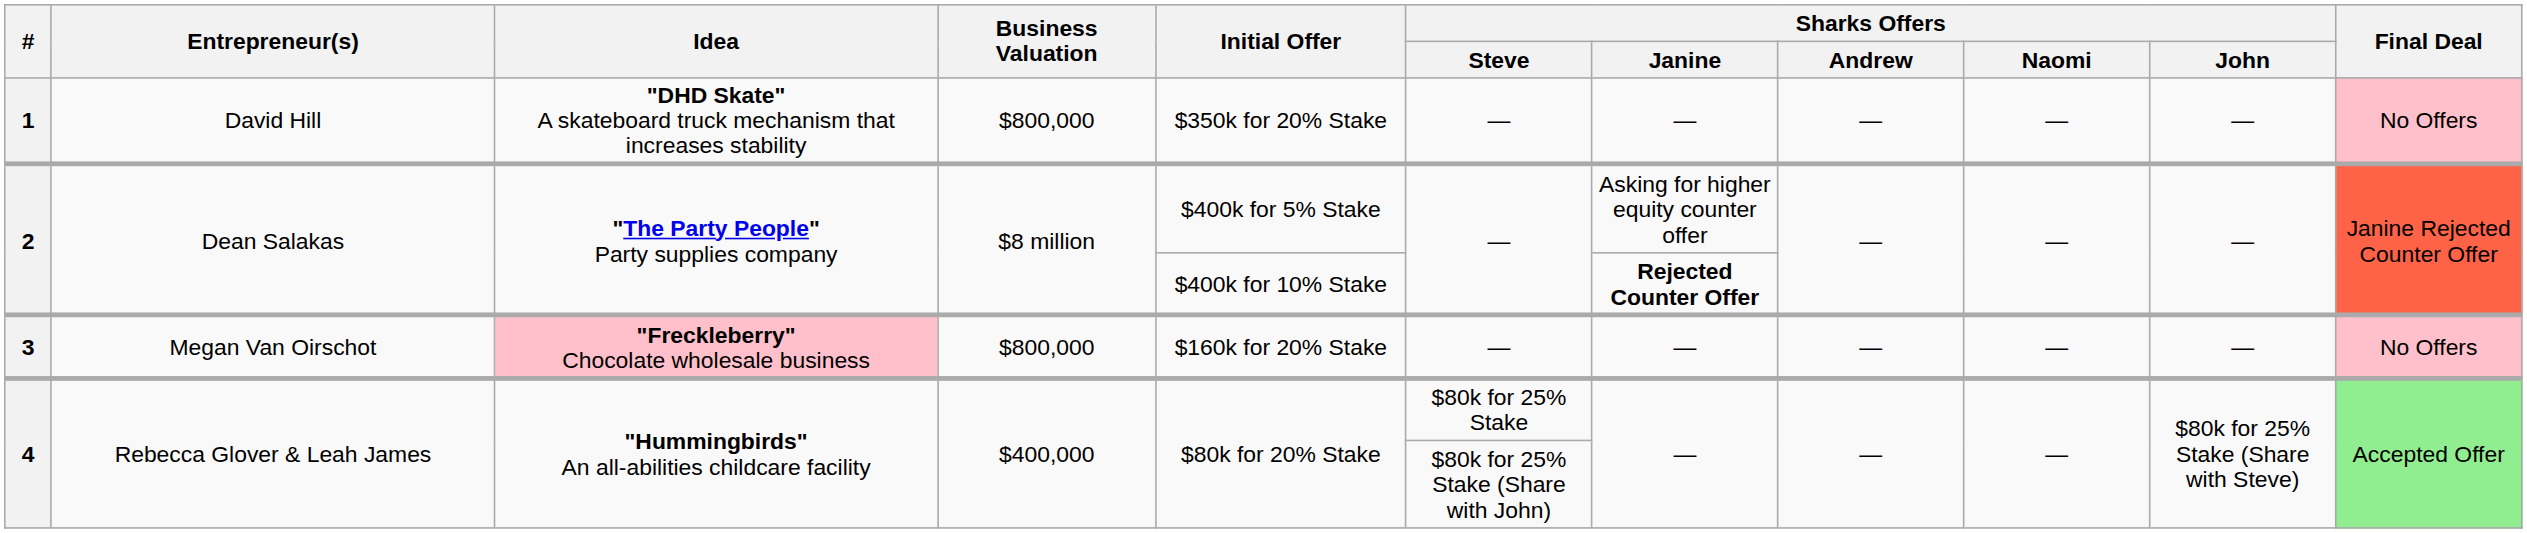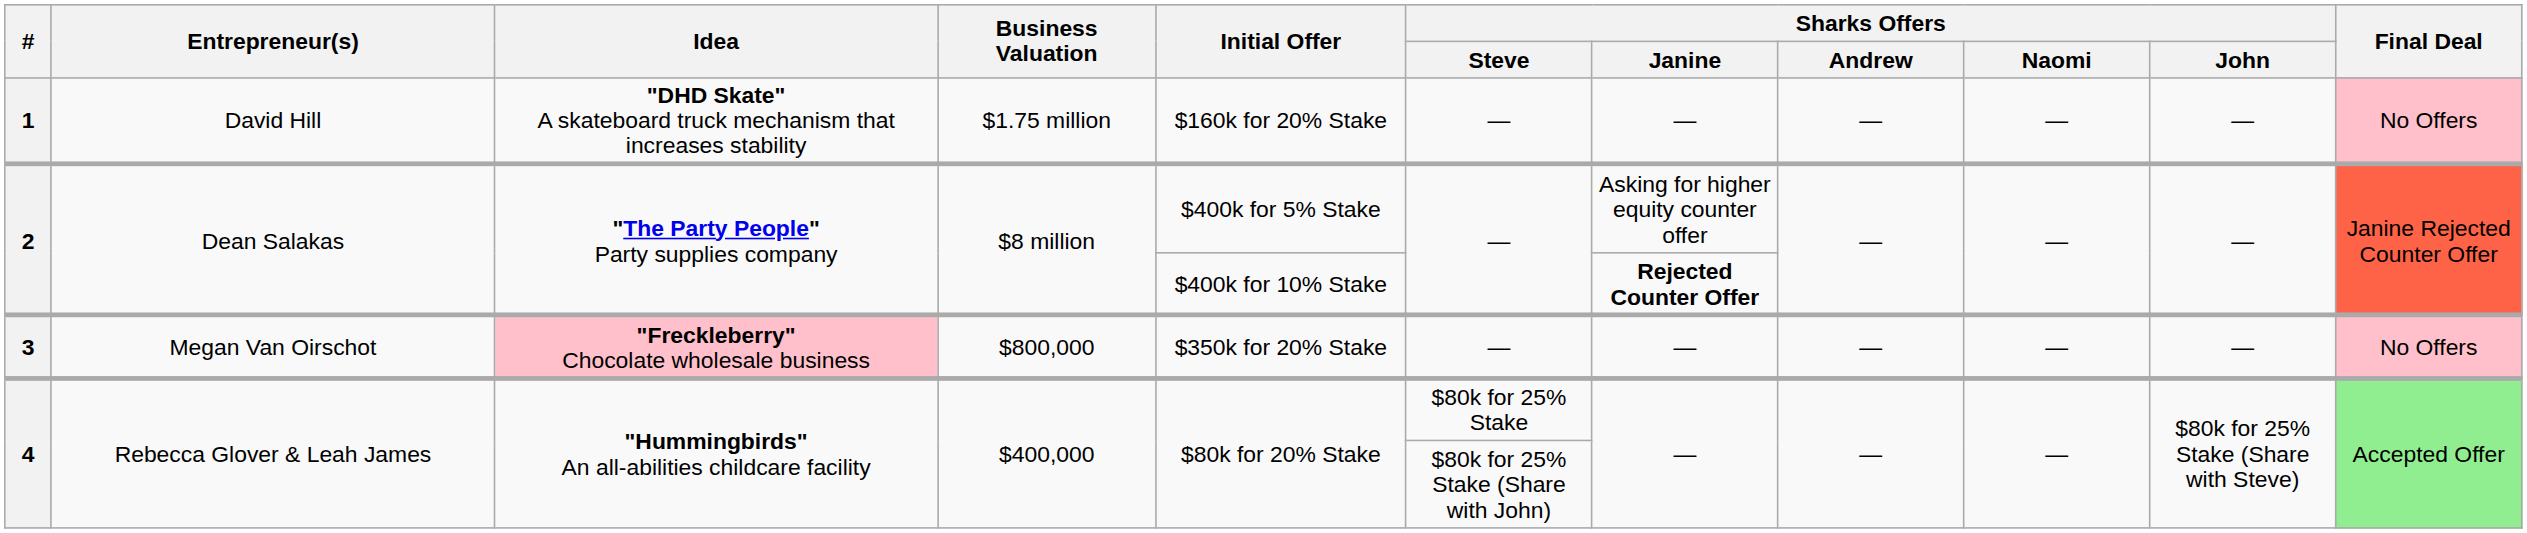(1047, 121) $800,000 -> (1047, 121) $1.75 million
(1281, 121) $350k for 20% Stake -> (1281, 121) $160k for 20% Stake
(1281, 347) $160k for 20% Stake -> (1281, 347) $350k for 20% Stake
